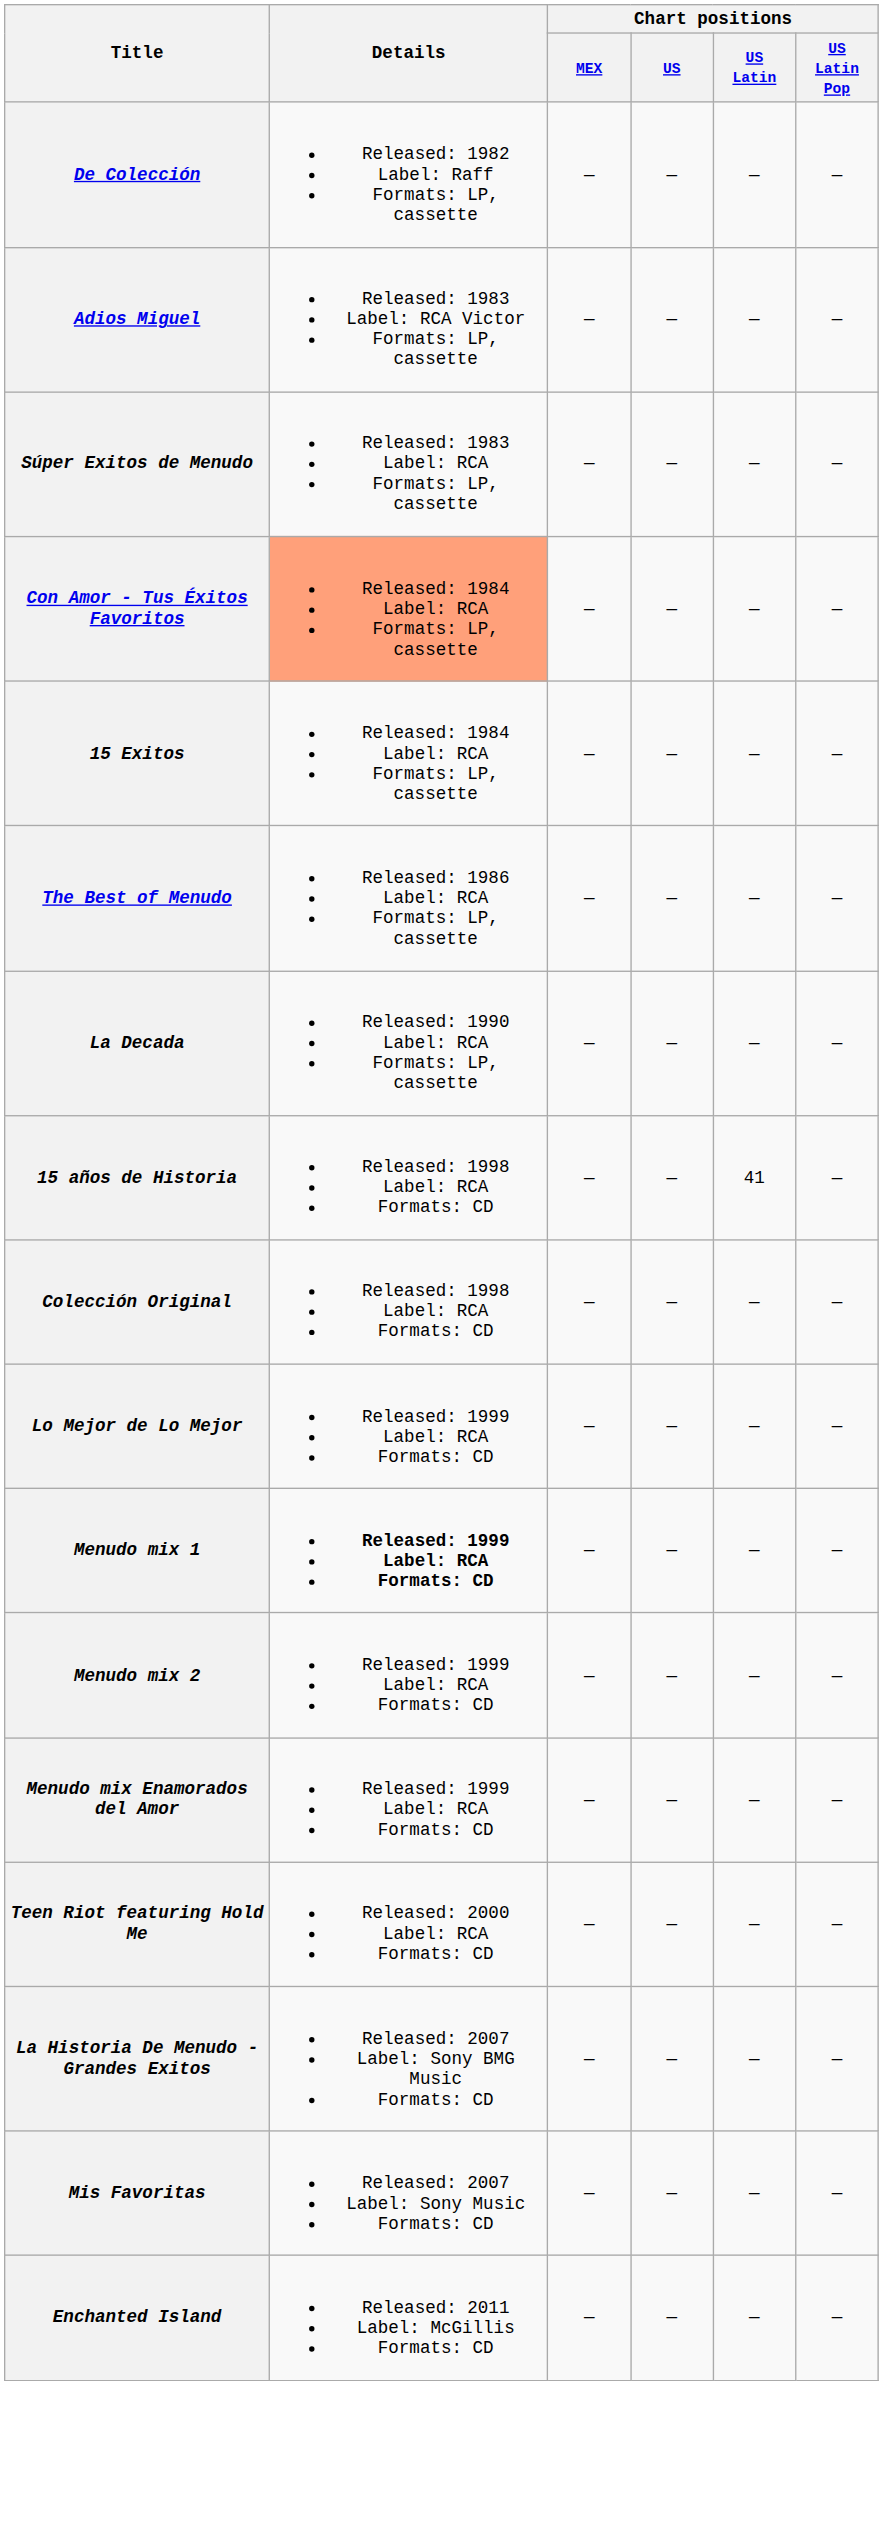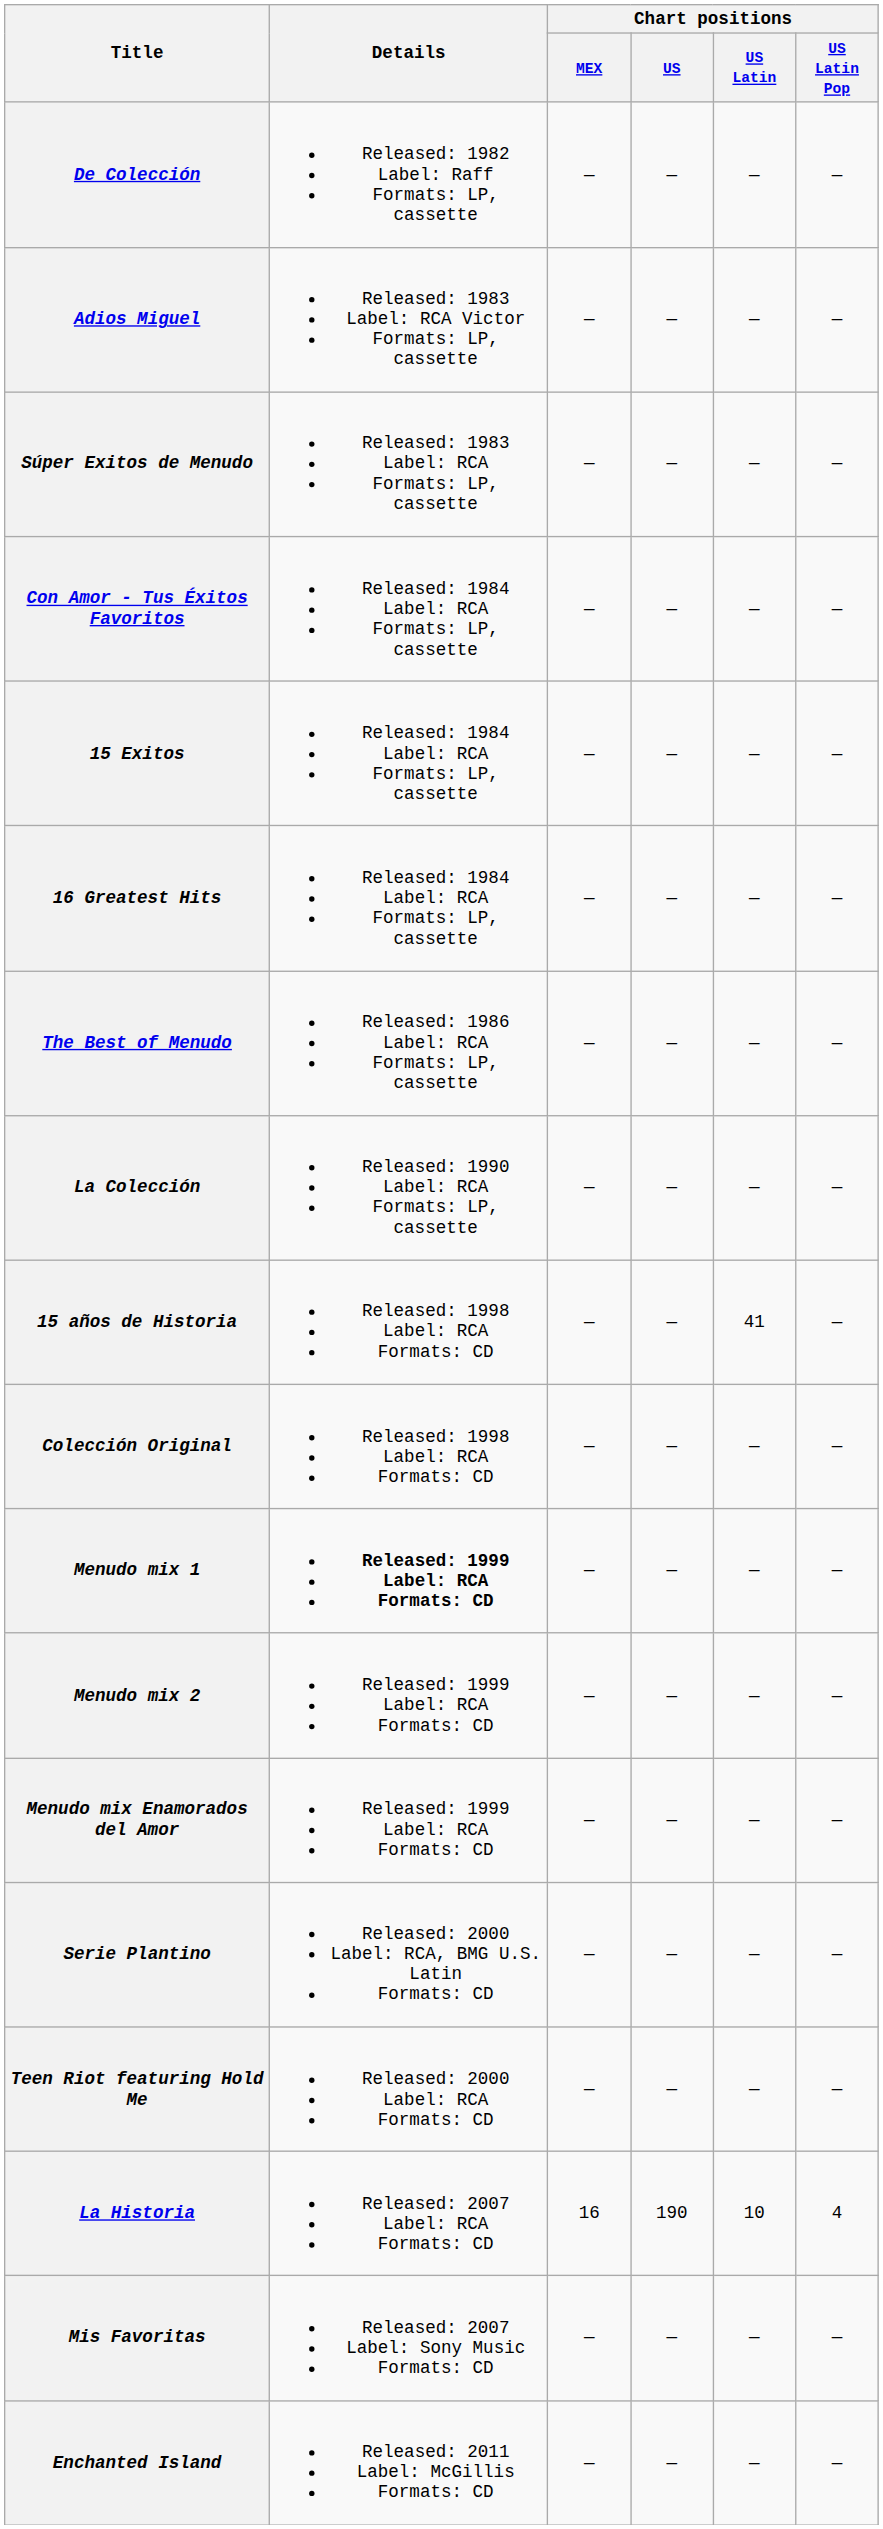(409, 619) lightsalmon background -> (409, 619) no background
+ row: (137, 898)
+ row: (137, 1188)
- row: (137, 1043)
- row: (137, 1426)
+ row: (137, 1955)
+ row: (137, 2214)
- row: (137, 2059)
